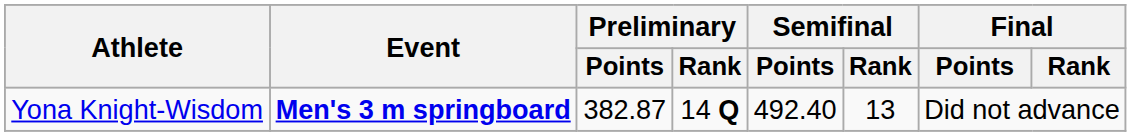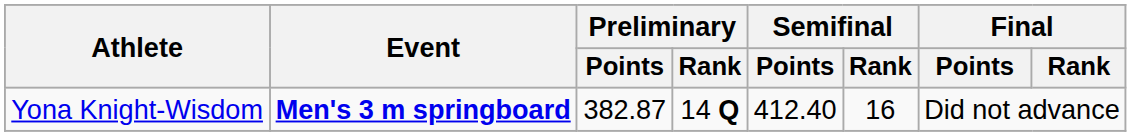(795, 110) 492.40 -> (795, 110) 412.40
(880, 110) 13 -> (880, 110) 16
